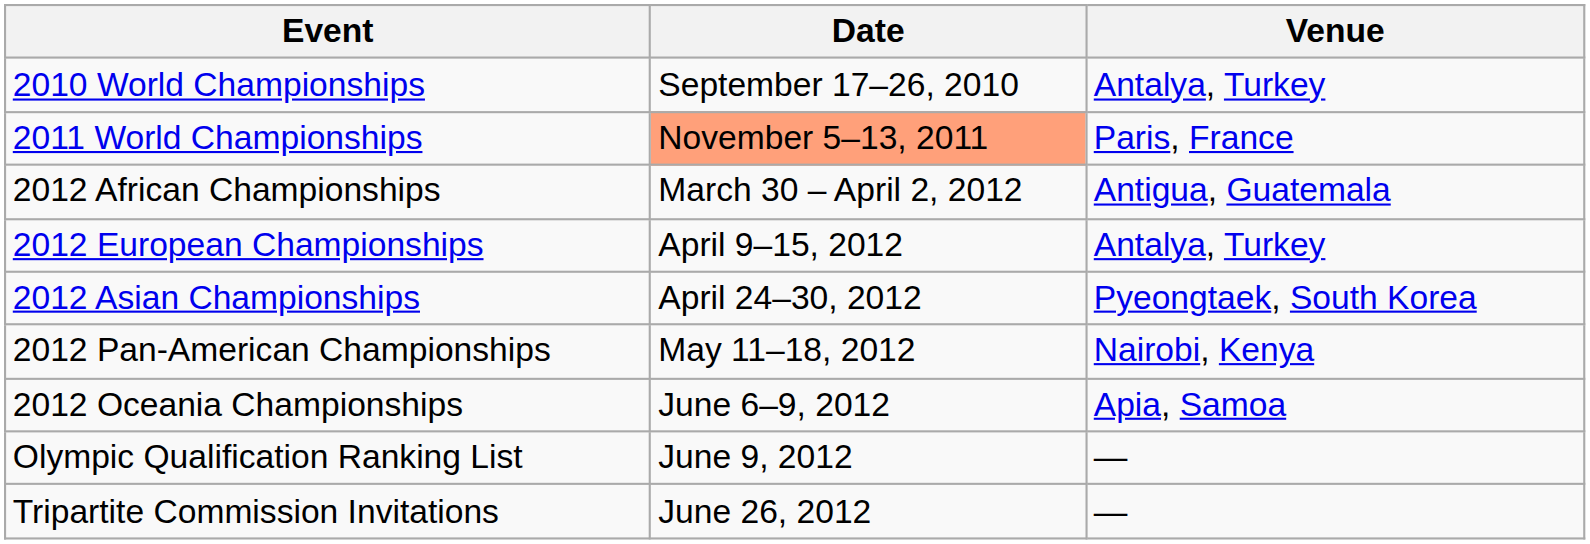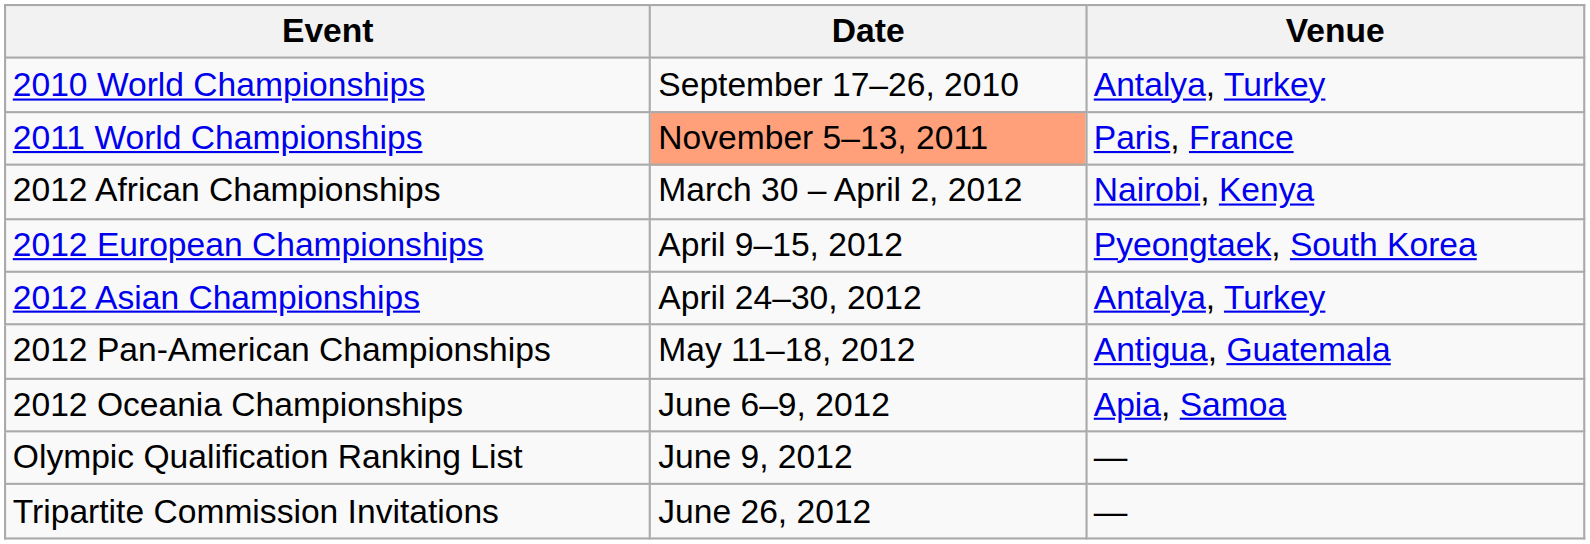(1242, 191) Antigua, Guatemala -> (1204, 191) Nairobi, Kenya
(1210, 244) Antalya, Turkey -> (1285, 244) Pyeongtaek, South Korea
(1285, 297) Pyeongtaek, South Korea -> (1210, 297) Antalya, Turkey
(1204, 350) Nairobi, Kenya -> (1242, 350) Antigua, Guatemala
